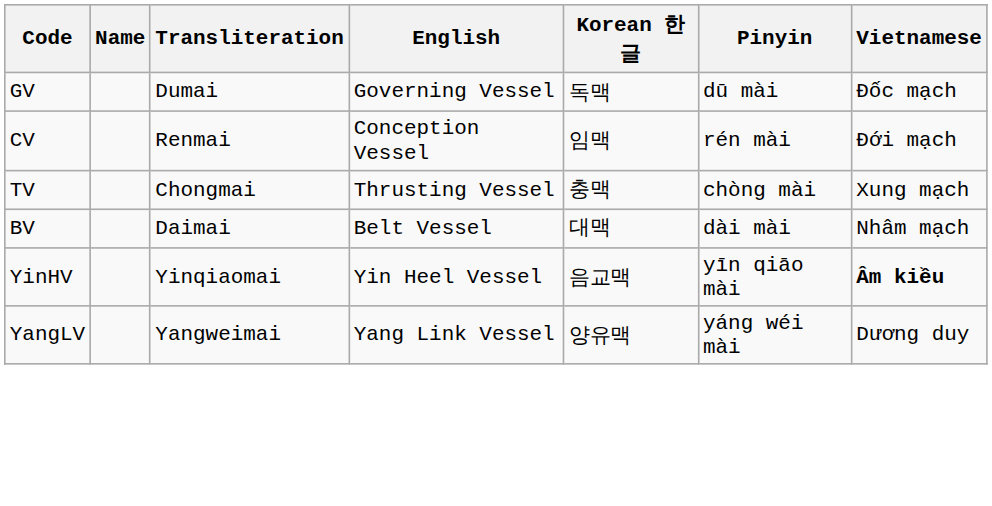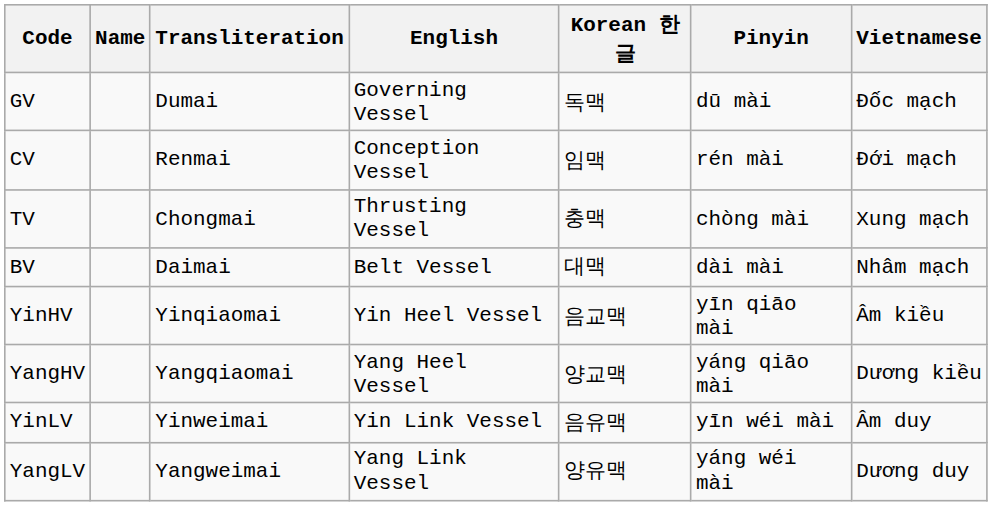(900, 277) bold -> (900, 316) normal
+ row: (47, 374)
+ row: (41, 422)
